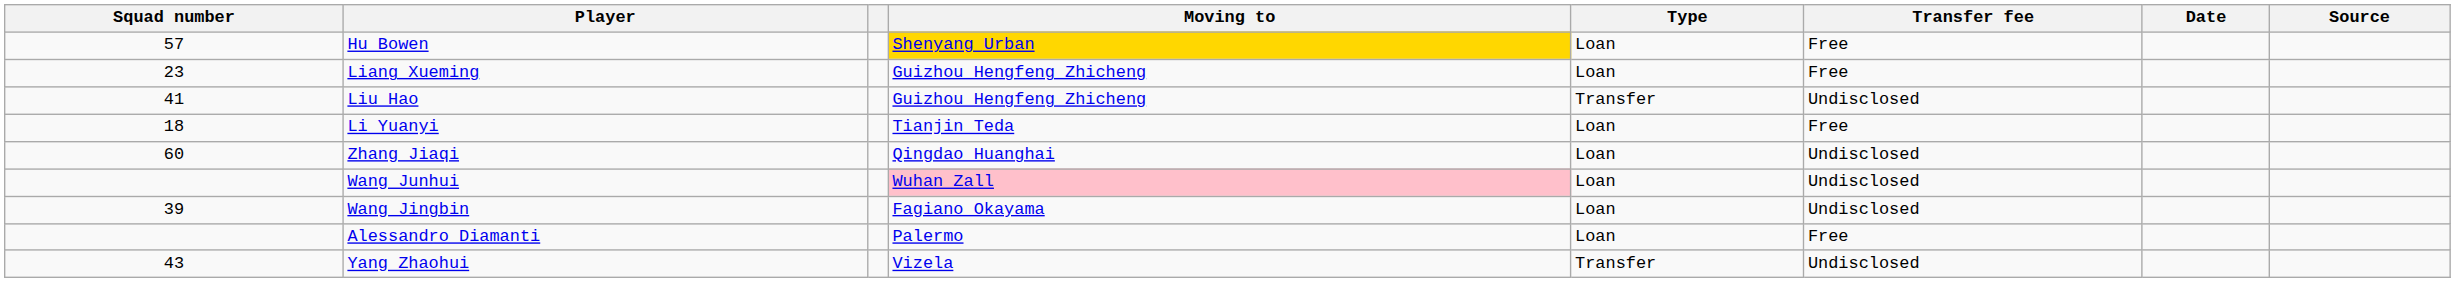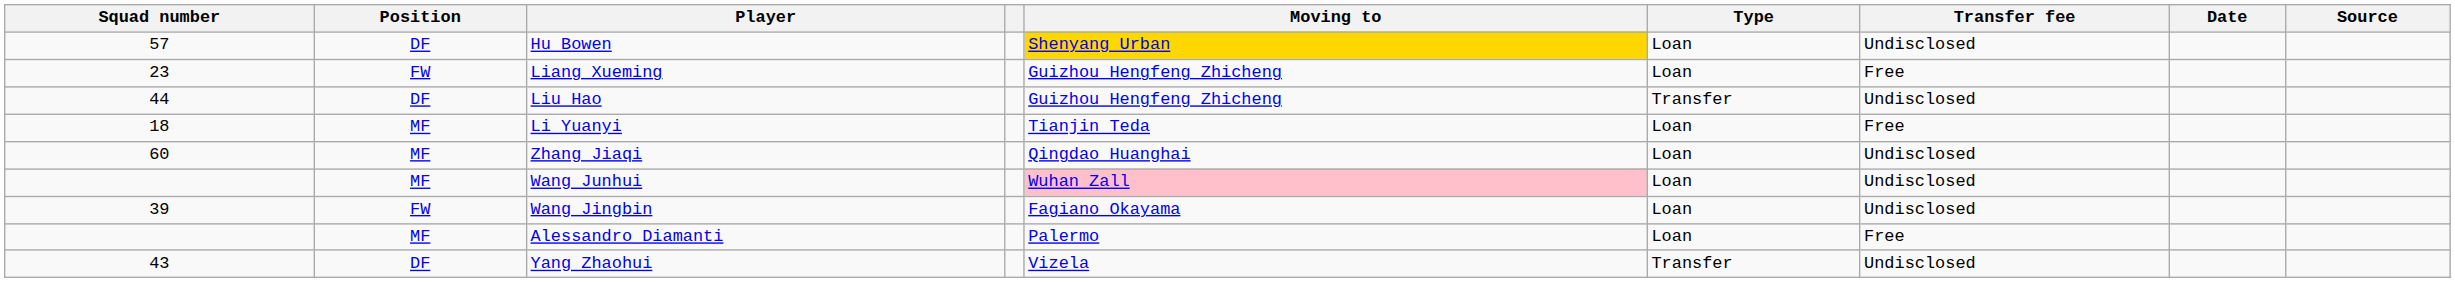+ column: (420, 19)
(1828, 46) Free -> (1920, 46) Undisclosed
(174, 101) 41 -> (159, 101) 44
